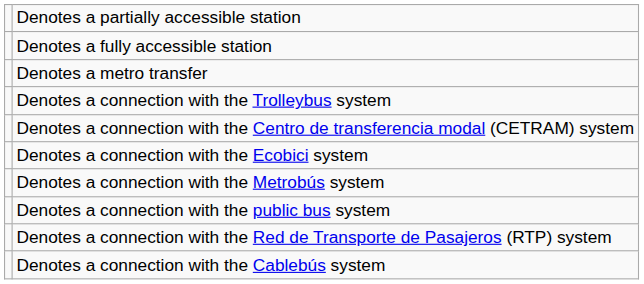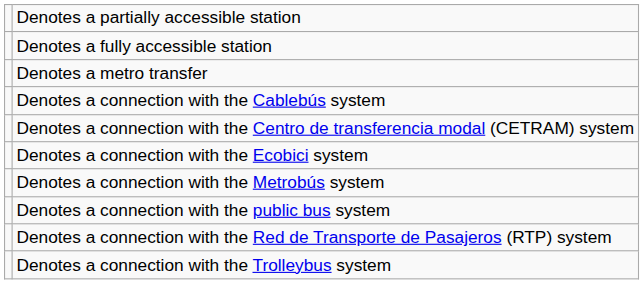rows swapped: (201, 264) <-> (204, 100)
